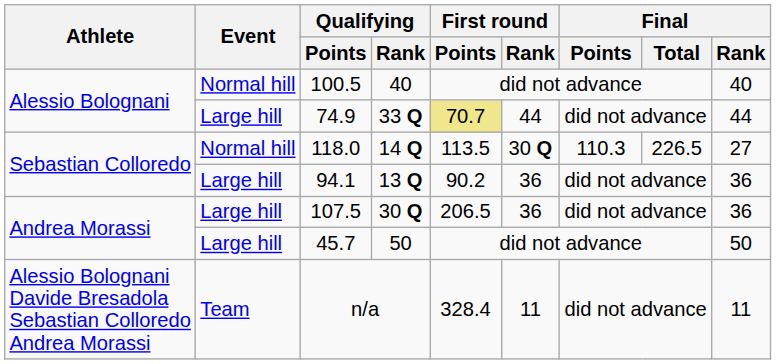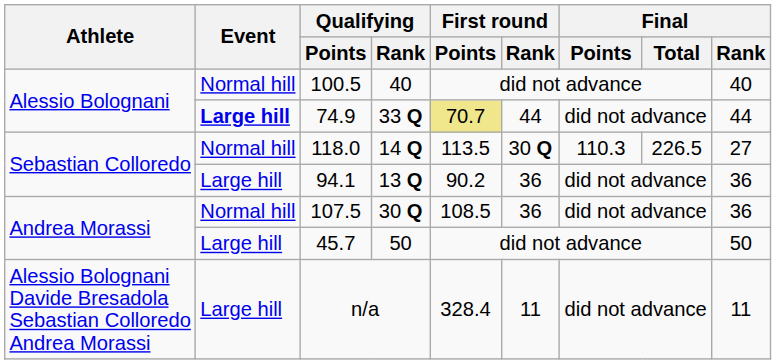(241, 117) normal -> (245, 117) bold
(241, 212) Large hill -> (248, 212) Normal hill
(466, 212) 206.5 -> (466, 212) 108.5
(225, 309) Team -> (241, 309) Large hill
